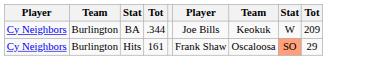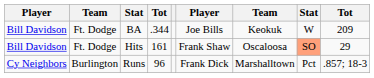(37, 30) Cy Neighbors -> (37, 30) Bill Davidson
(95, 30) Burlington -> (95, 30) Ft. Dodge
(37, 47) Cy Neighbors -> (37, 47) Bill Davidson
(95, 47) Burlington -> (95, 47) Ft. Dodge
+ row: (134, 64)
